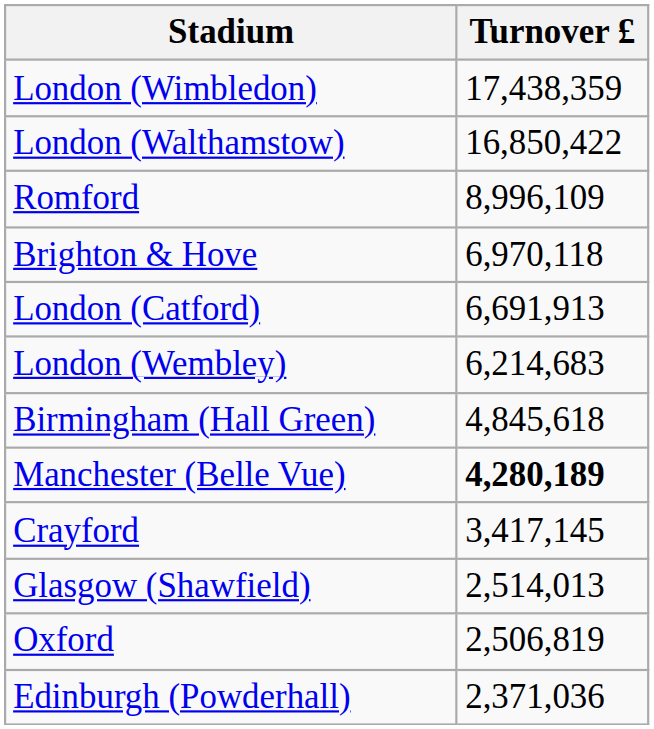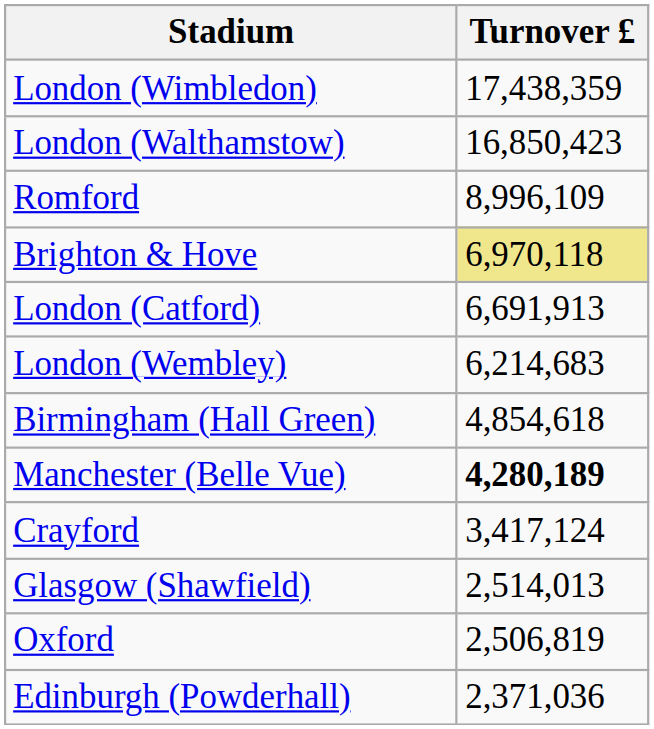(544, 142) 16,850,422 -> (544, 142) 16,850,423
(534, 253) no background -> (534, 253) khaki background
(535, 419) 4,845,618 -> (535, 419) 4,854,618
(535, 530) 3,417,145 -> (535, 530) 3,417,124
